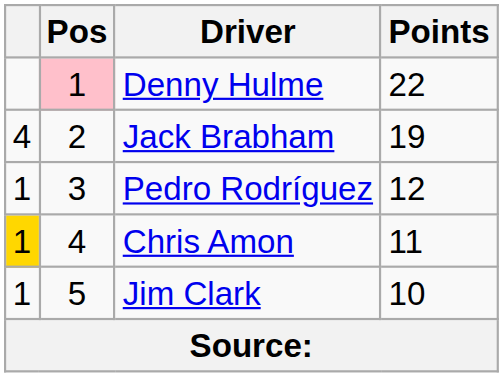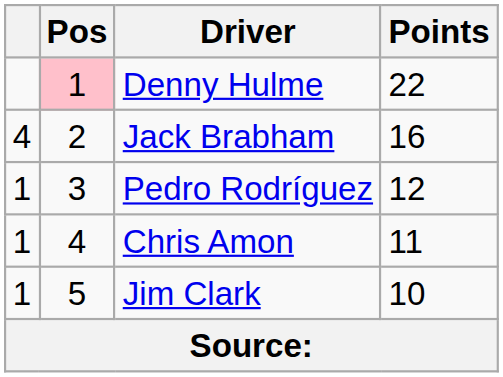(407, 136) 19 -> (407, 136) 16
(22, 241) gold background -> (22, 241) no background
